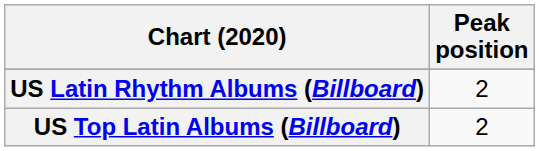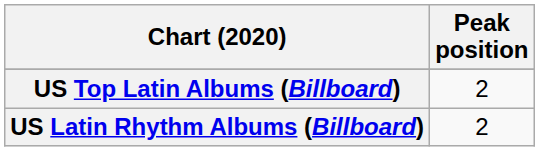rows swapped: (217, 88) <-> (217, 126)
